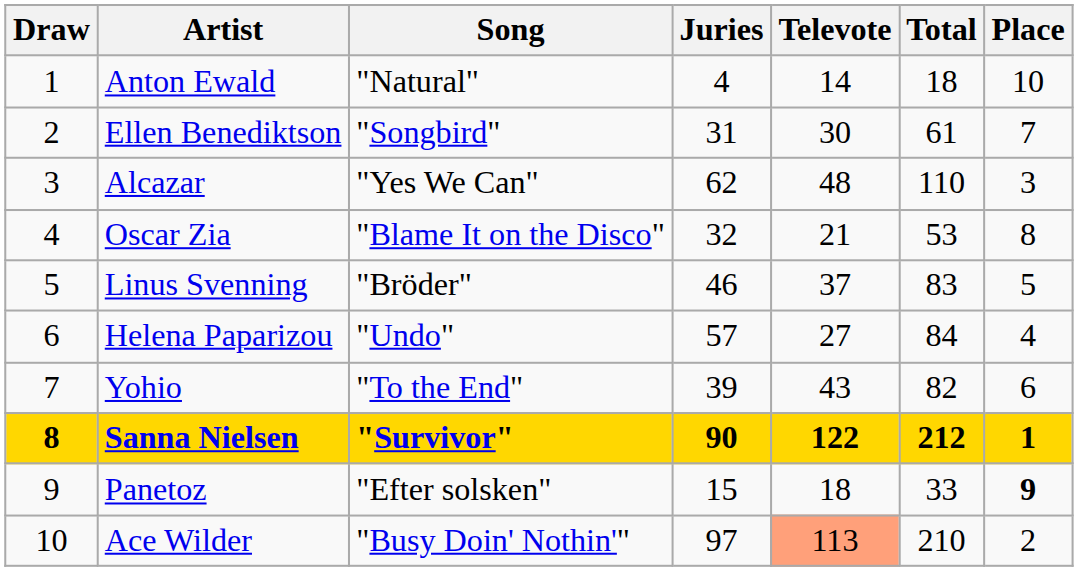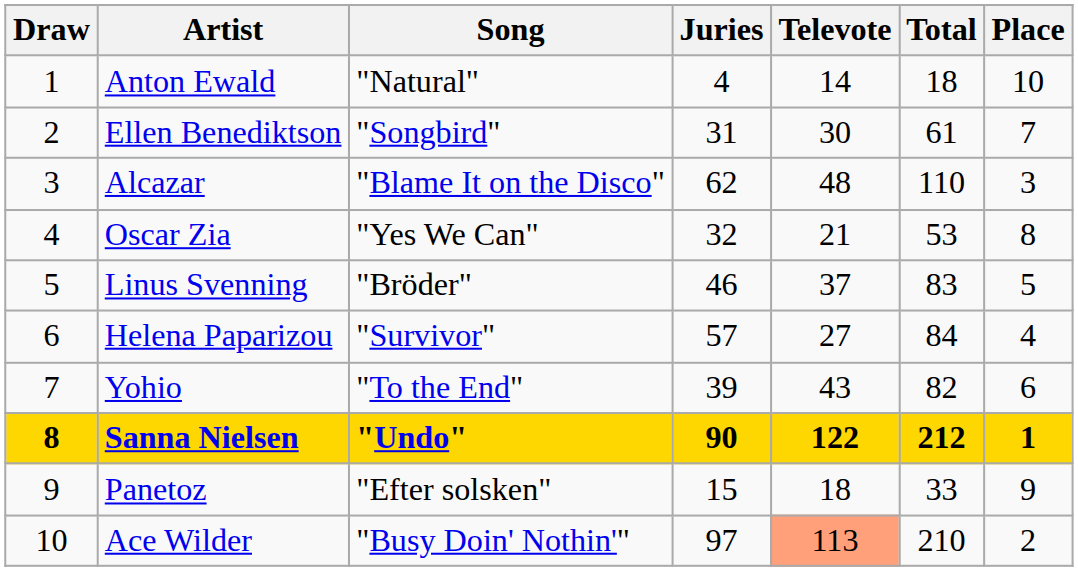(447, 183) "Yes We Can" -> (511, 183) "Blame It on the Disco"
(511, 234) "Blame It on the Disco" -> (447, 234) "Yes We Can"
(405, 336) "Undo" -> (426, 336) "Survivor"
(435, 438) "Survivor" -> (412, 438) "Undo"
(1028, 489) bold -> (1028, 489) normal
